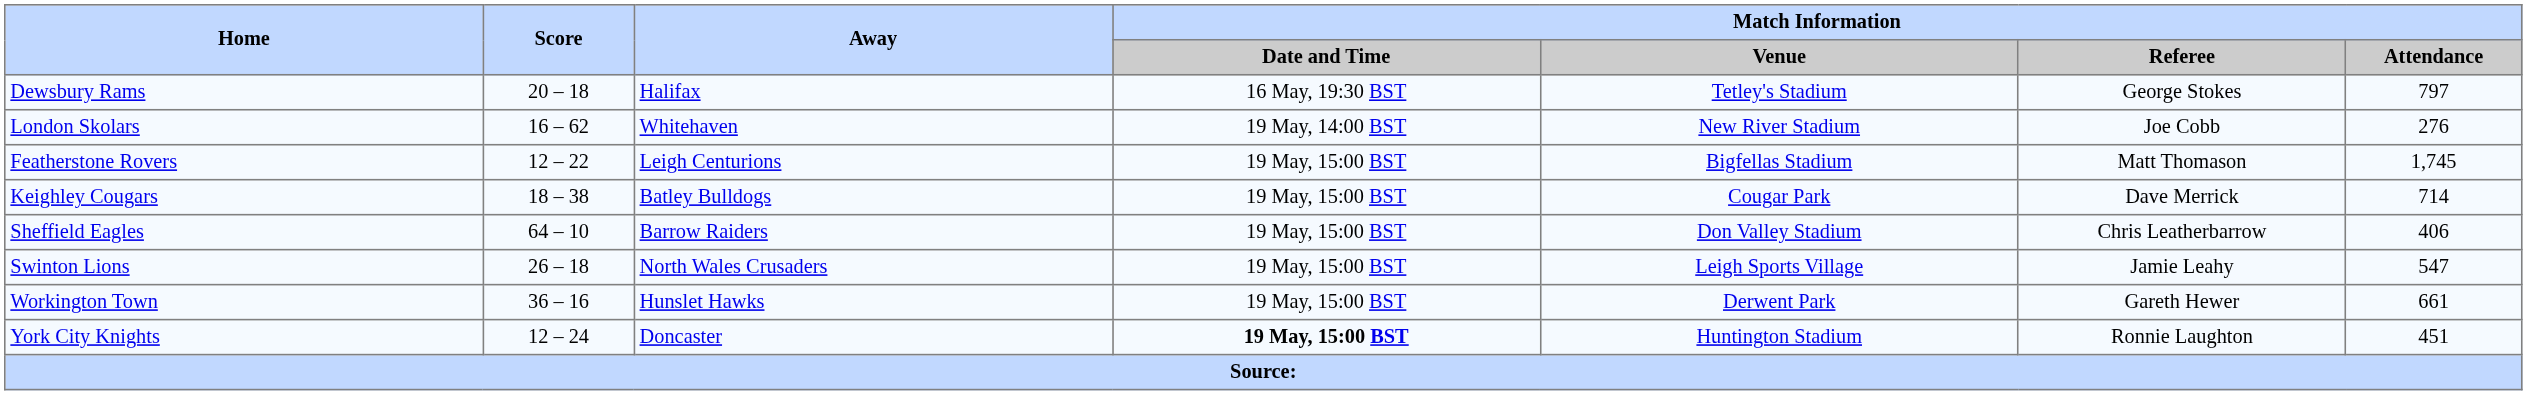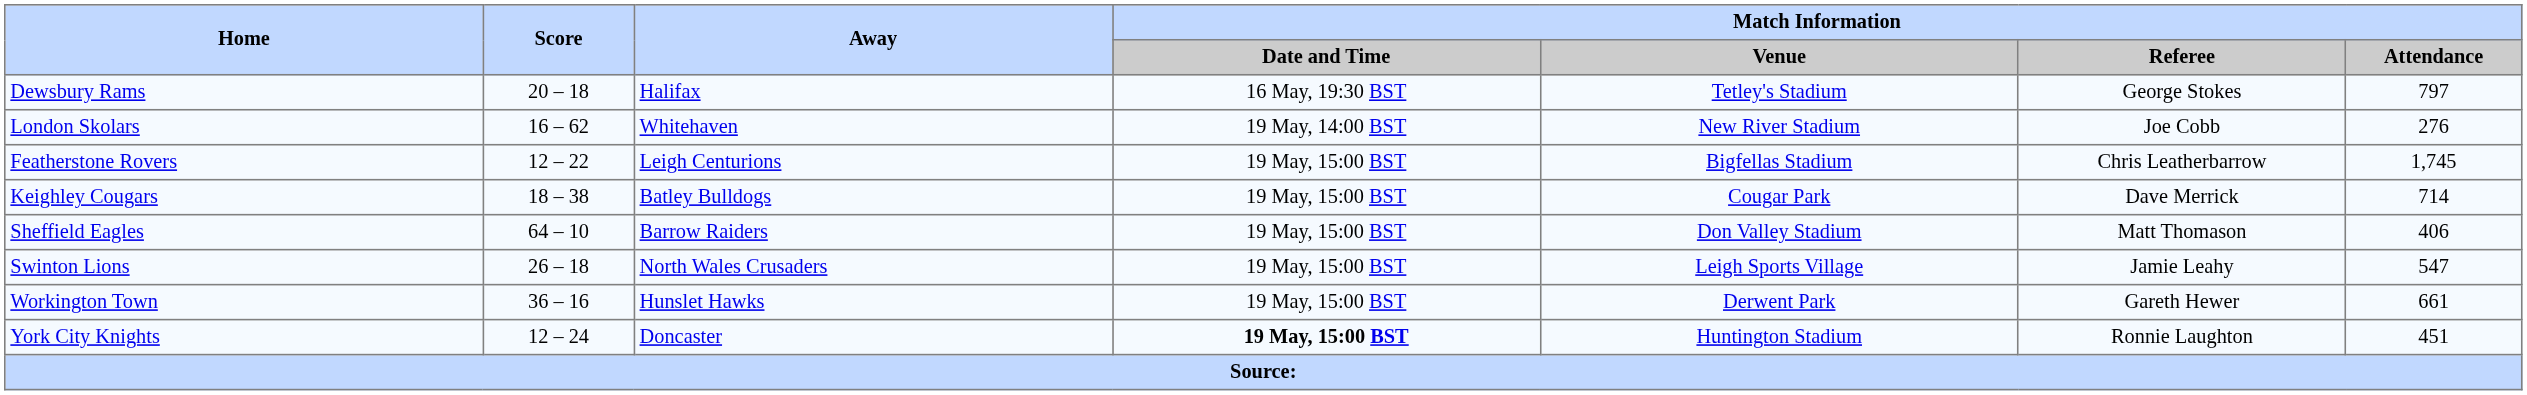(2182, 161) Matt Thomason -> (2182, 161) Chris Leatherbarrow
(2182, 231) Chris Leatherbarrow -> (2182, 231) Matt Thomason
